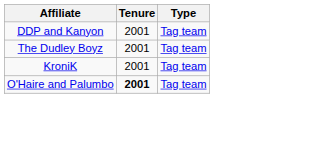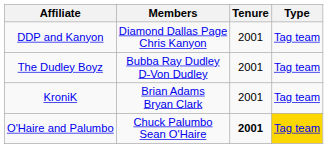+ column: (173, 13)
(184, 84) no background -> (297, 128) gold background
